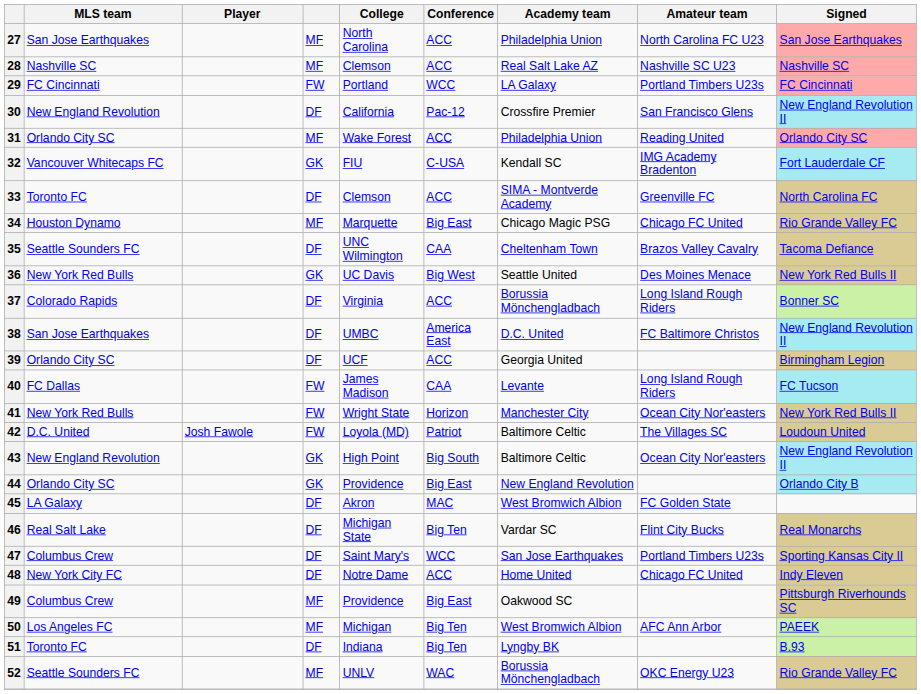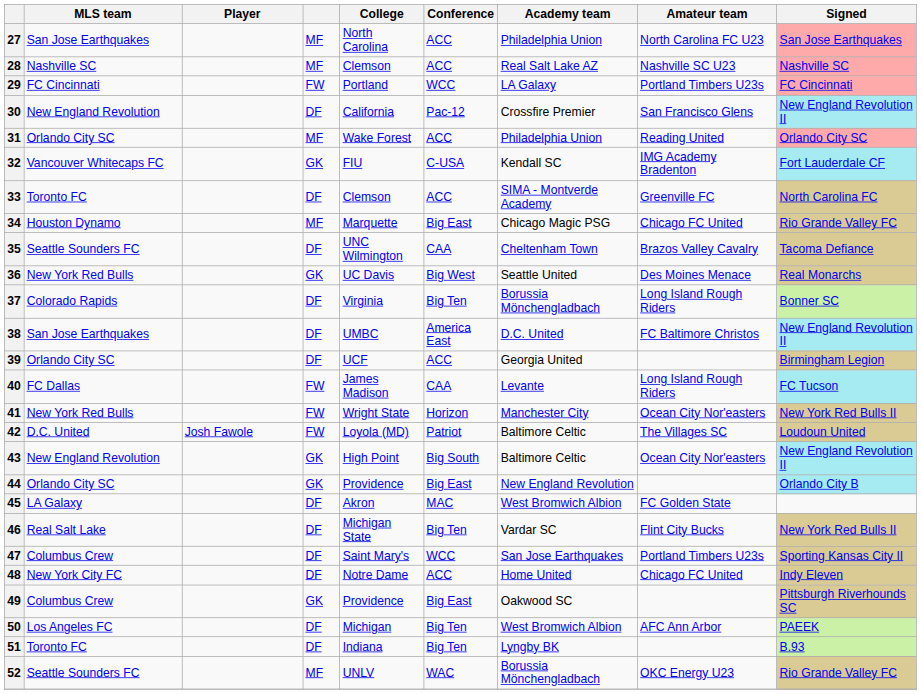(838, 275) New York Red Bulls II -> (820, 275) Real Monarchs
(439, 301) ACC -> (446, 301) Big Ten
(820, 529) Real Monarchs -> (838, 529) New York Red Bulls II
(314, 601) MF -> (314, 601) GK
(314, 627) MF -> (314, 627) DF
